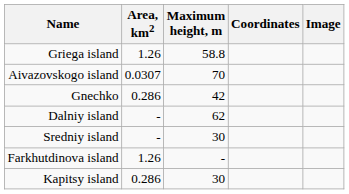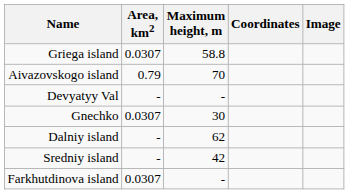(149, 54) 1.26 -> (143, 54) 0.0307
(143, 74) 0.0307 -> (149, 74) 0.79
+ row: (83, 95)
(146, 95) 0.286 -> (143, 116) 0.0307
(219, 95) 42 -> (219, 116) 30
(219, 137) 30 -> (219, 158) 42
(149, 158) 1.26 -> (143, 178) 0.0307
- row: (81, 178)
